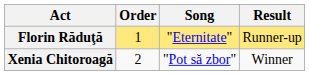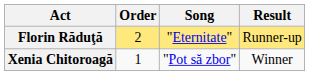(138, 37) 1 -> (138, 37) 2
(138, 59) 2 -> (138, 59) 1
